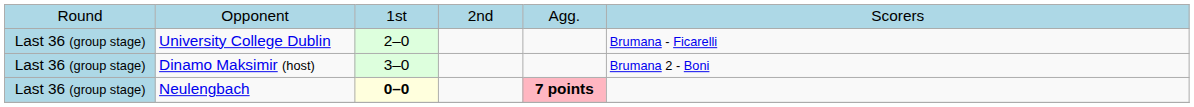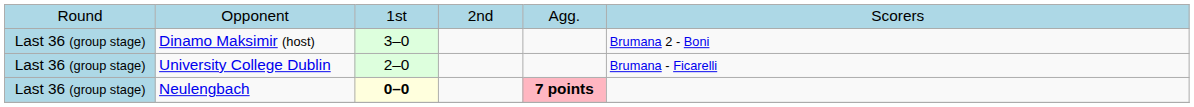rows swapped: (237, 65) <-> (245, 41)
